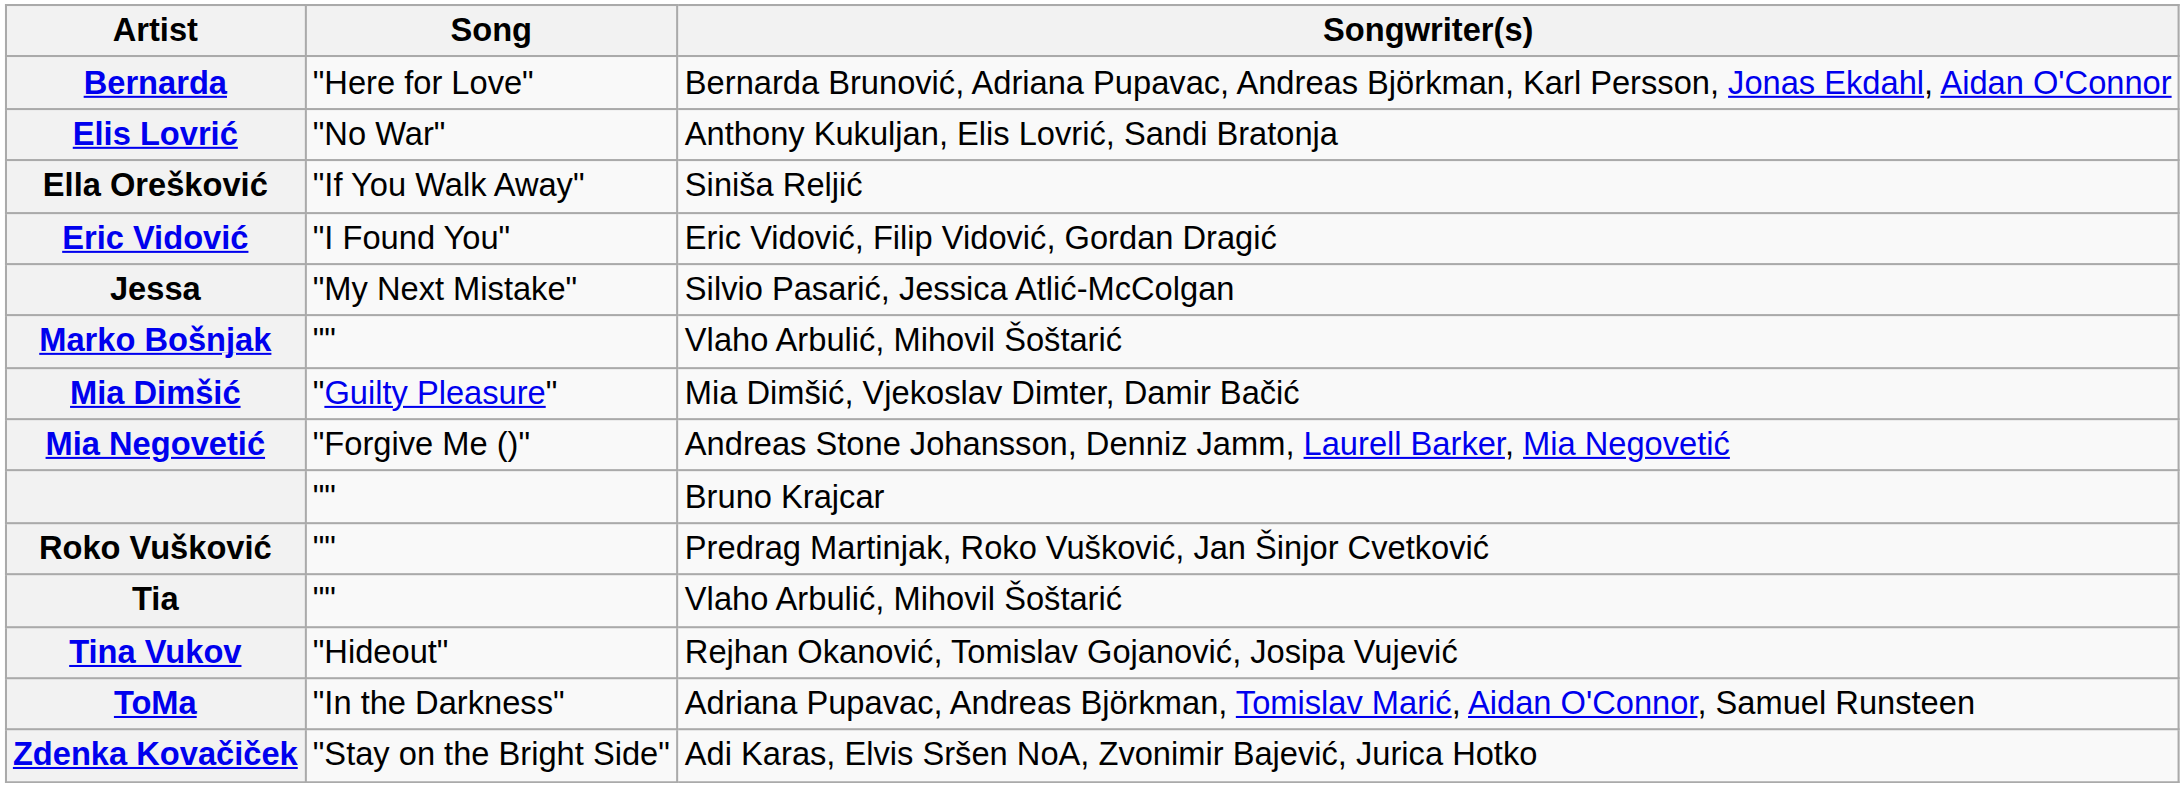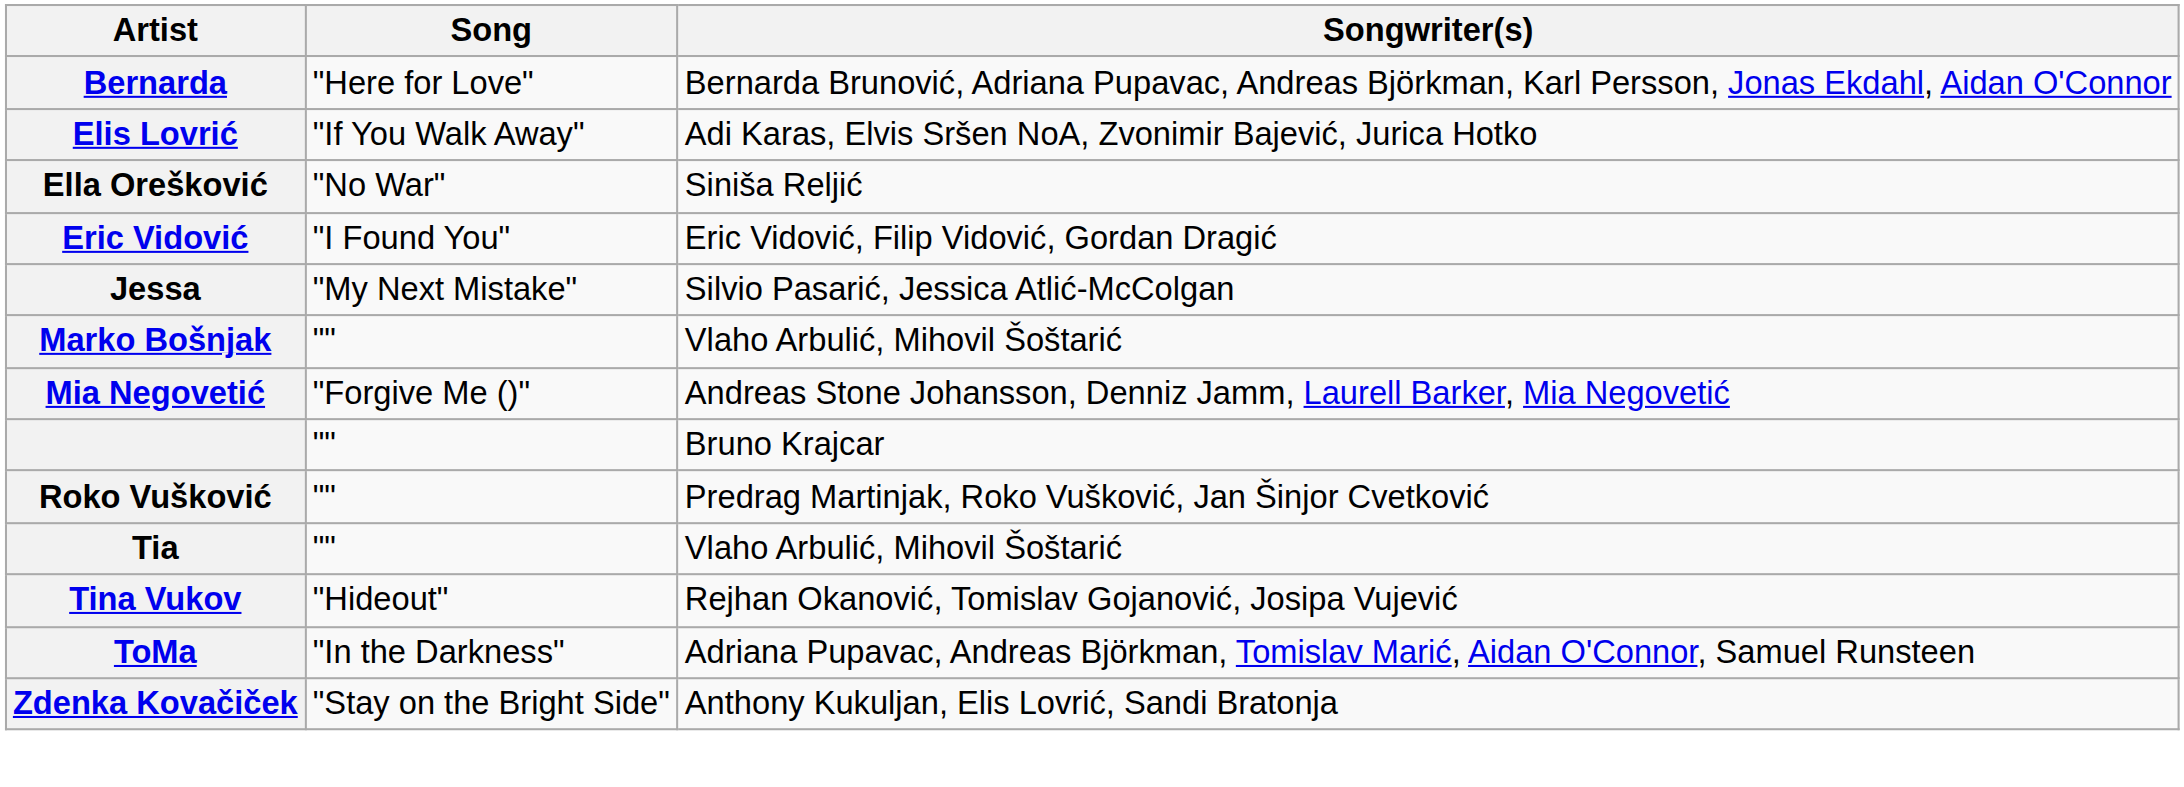(379, 133) "No War" -> (449, 133) "If You Walk Away"
(1011, 133) Anthony Kukuljan, Elis Lovrić, Sandi Bratonja -> (1111, 133) Adi Karas, Elvis Sršen NoA, Zvonimir Bajević, Jurica Hotko
(449, 185) "If You Walk Away" -> (379, 185) "No War"
- row: (155, 392)
(1111, 755) Adi Karas, Elvis Sršen NoA, Zvonimir Bajević, Jurica Hotko -> (1011, 703) Anthony Kukuljan, Elis Lovrić, Sandi Bratonja
